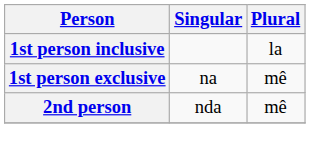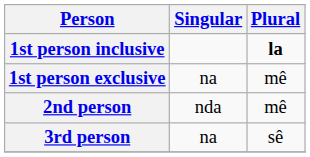(276, 48) normal -> (276, 48) bold
+ row: (87, 136)
